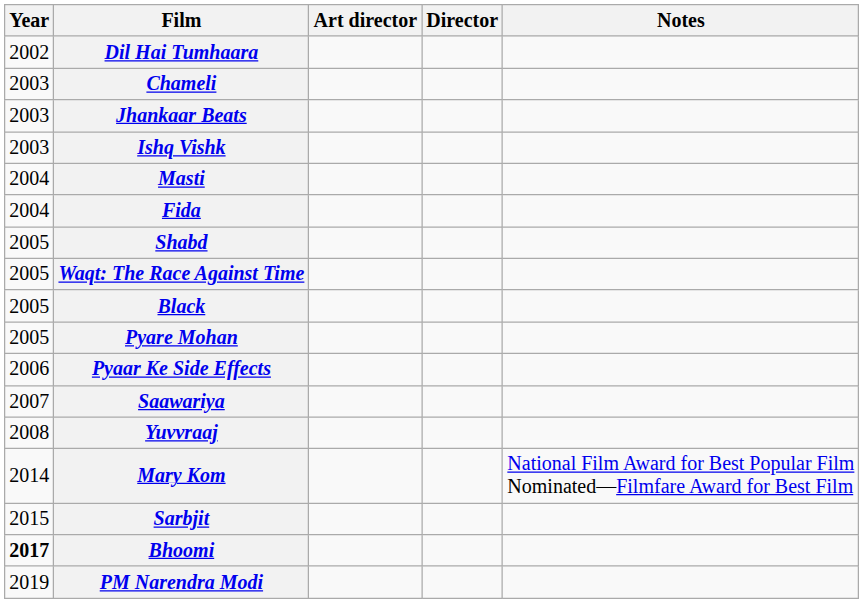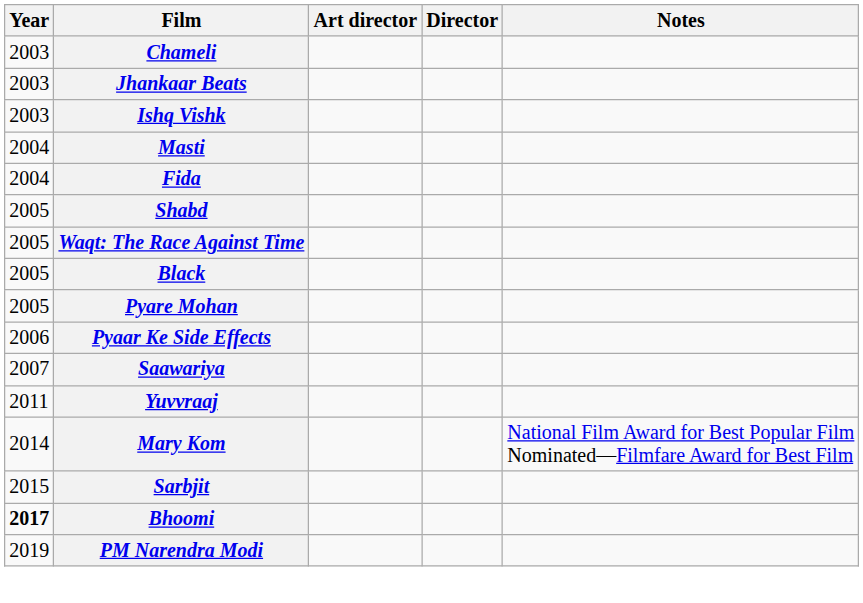- row: (181, 52)
(29, 432) 2008 -> (29, 400) 2011
